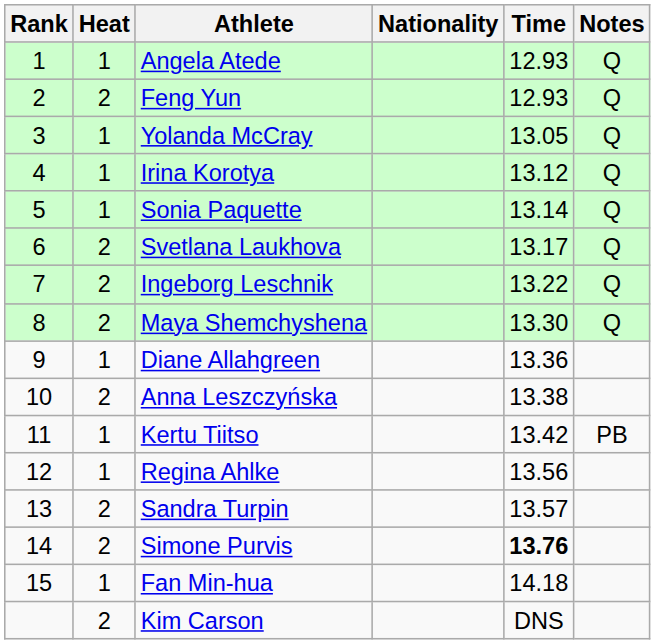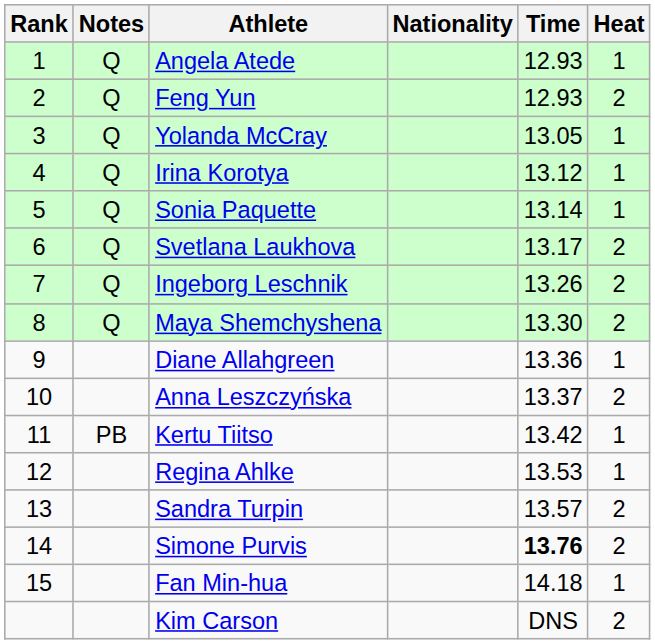columns swapped: (104, 24) <-> (612, 24)
(539, 285) 13.22 -> (553, 285) 13.26
(539, 397) 13.38 -> (553, 397) 13.37
(539, 471) 13.56 -> (553, 471) 13.53
